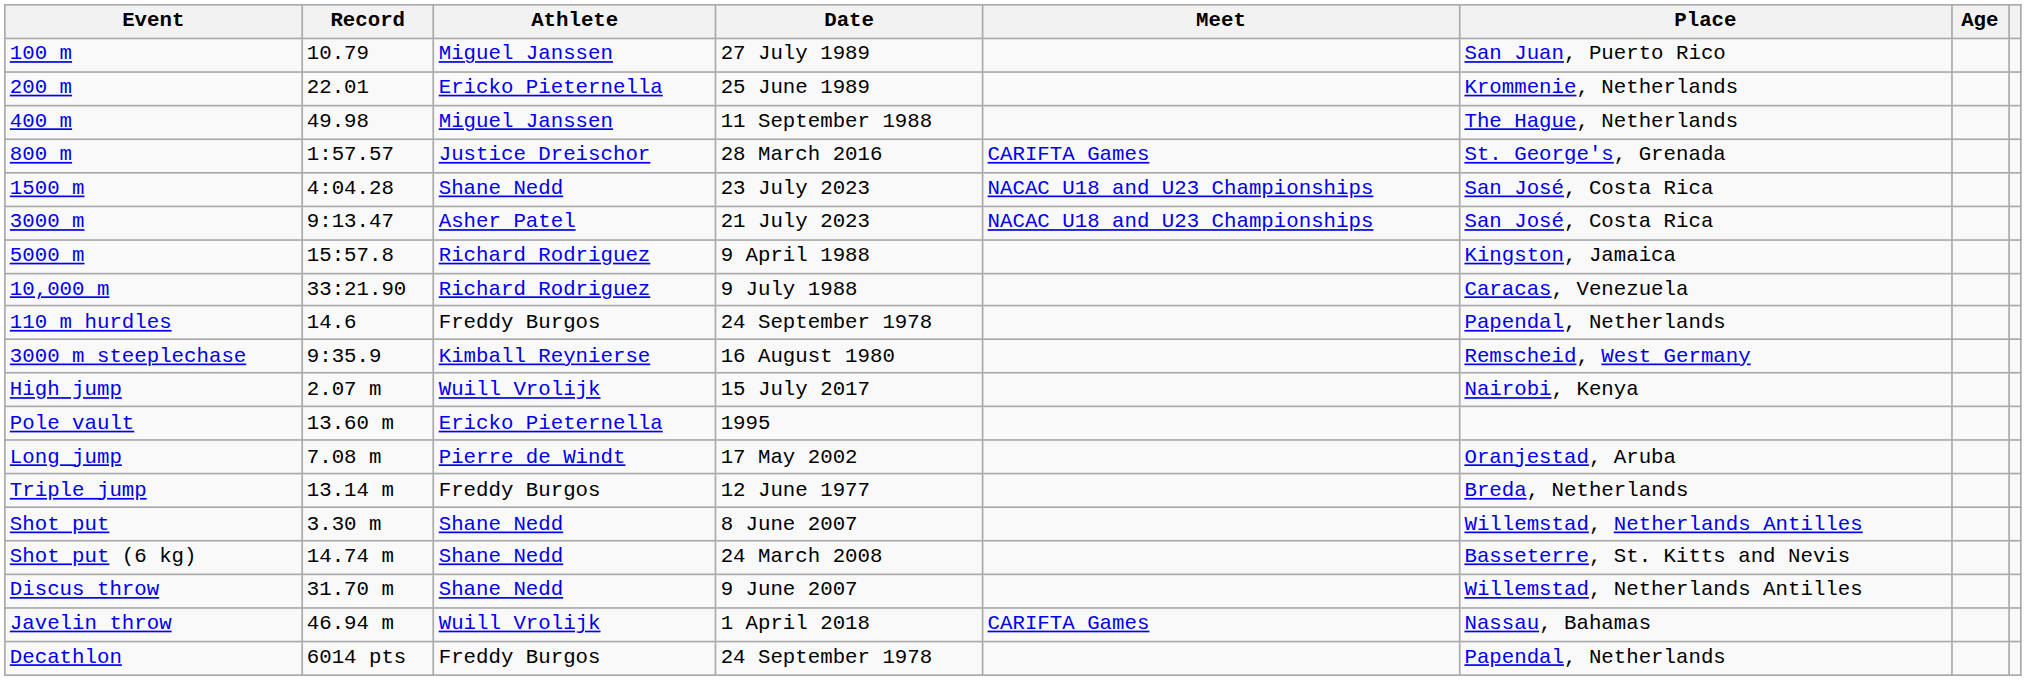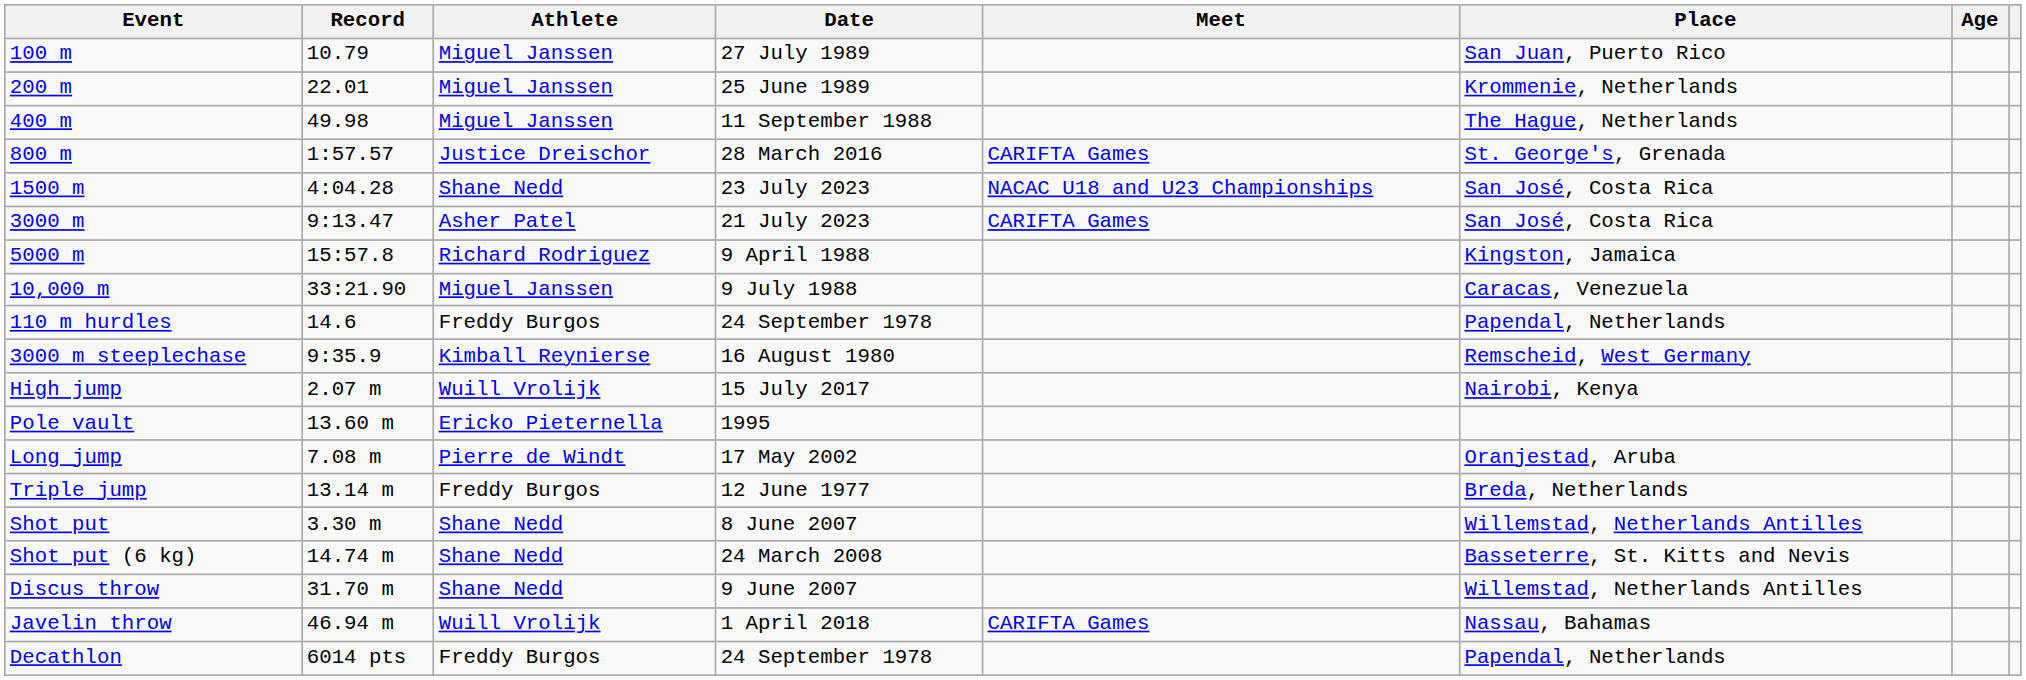(551, 89) Ericko Pieternella -> (526, 89) Miguel Janssen
(1180, 223) NACAC U18 and U23 Championships -> (1068, 223) CARIFTA Games
(545, 290) Richard Rodriguez -> (526, 290) Miguel Janssen
